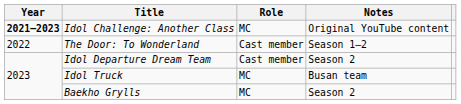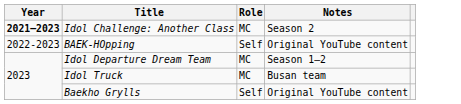(379, 28) Original YouTube content -> (291, 28) Season 2
- row: (132, 44)
+ row: (99, 44)
(271, 60) Cast member -> (245, 60) MC
(332, 60) Season 2 -> (297, 60) Season 1–2
(245, 92) MC -> (251, 92) Self
(332, 92) Season 2 -> (338, 92) Original YouTube content
